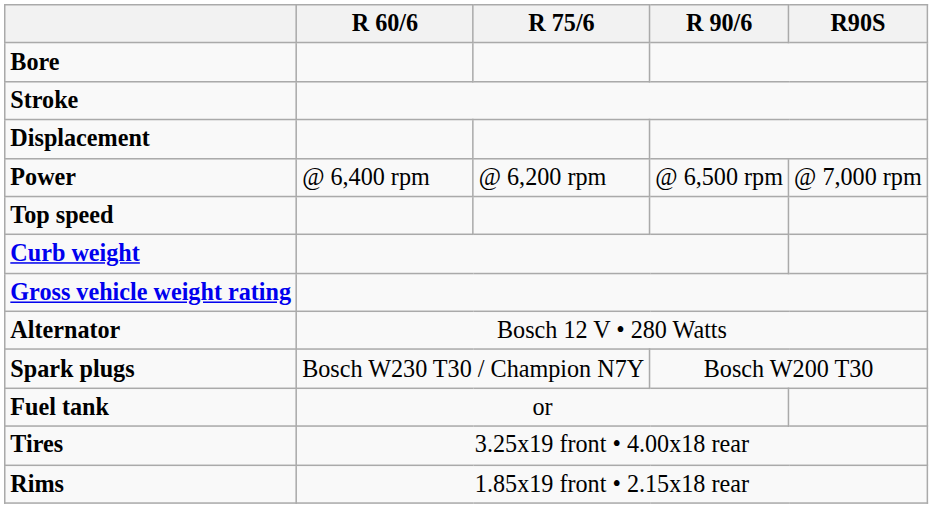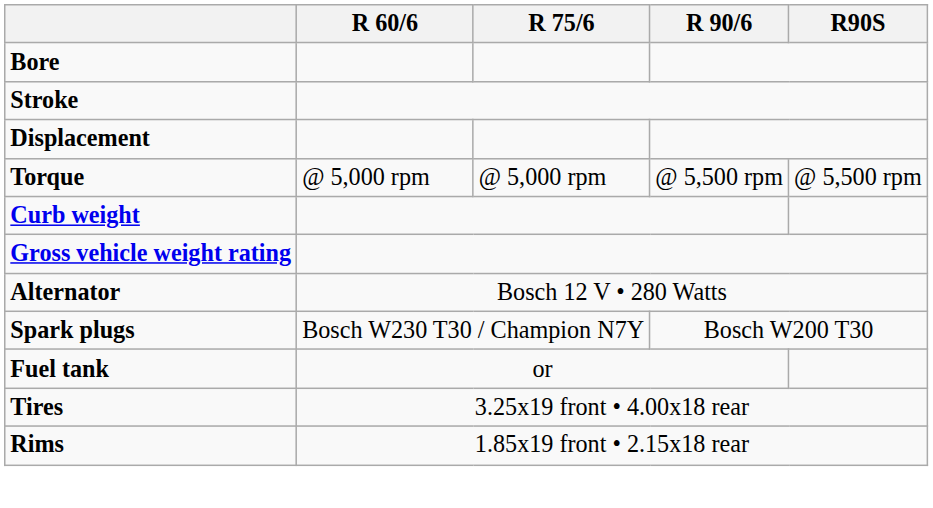- row: (43, 176)
+ row: (47, 176)
- row: (62, 215)
